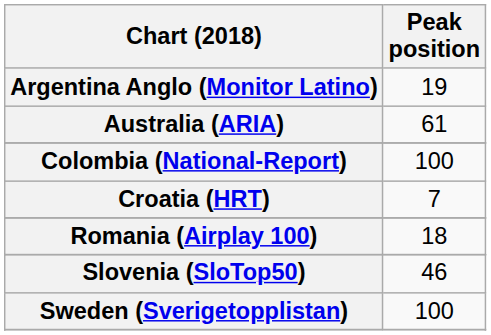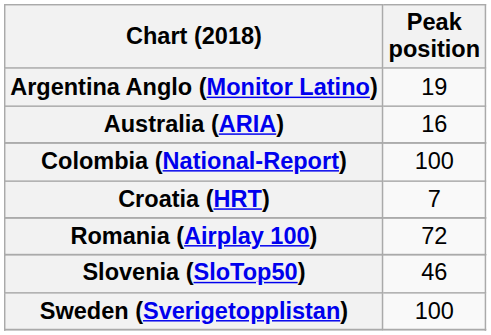(434, 124) 61 -> (434, 124) 16
(434, 236) 18 -> (434, 236) 72
